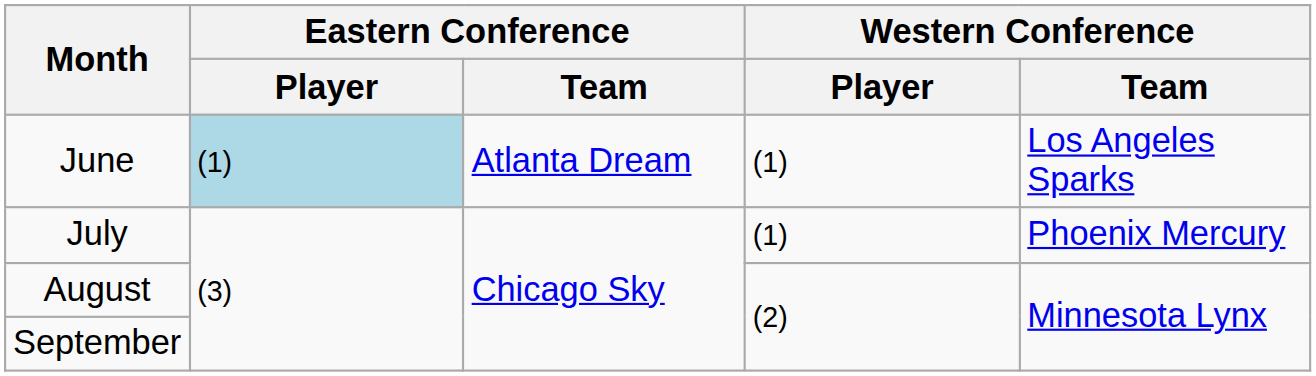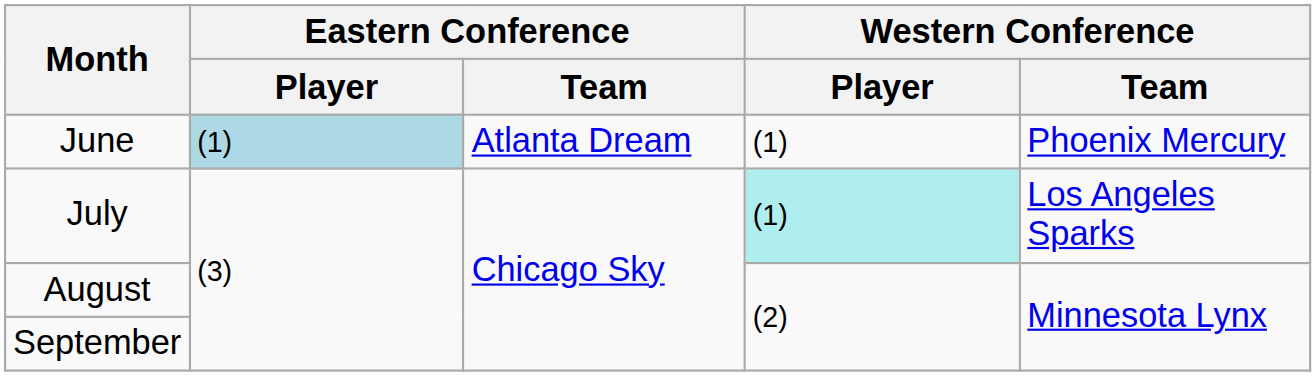(1121, 160) Los Angeles Sparks -> (1156, 140) Phoenix Mercury
(770, 236) no background -> (770, 216) paleturquoise background
(1156, 234) Phoenix Mercury -> (1121, 214) Los Angeles Sparks
